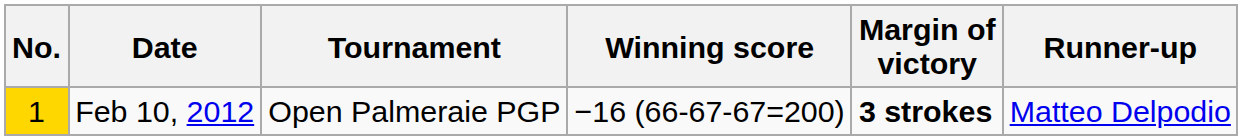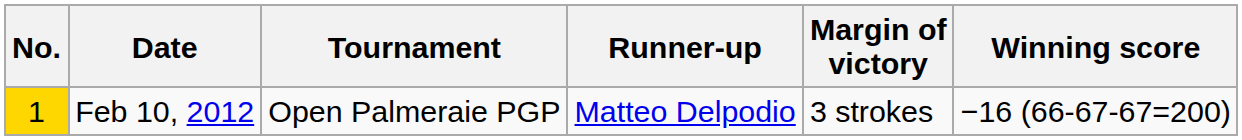columns swapped: (710, 46) <-> (1120, 46)
(926, 111) bold -> (872, 111) normal
